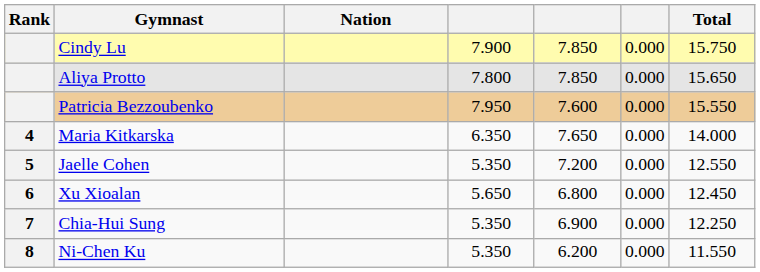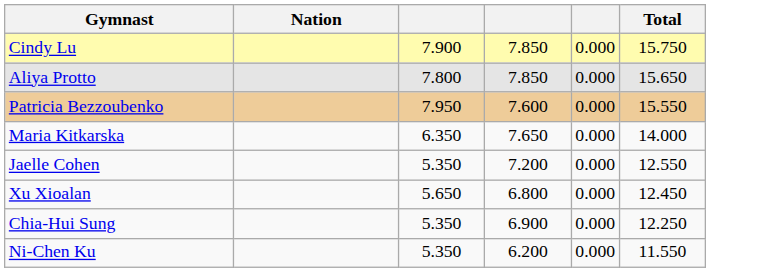- column: (29, 18)
